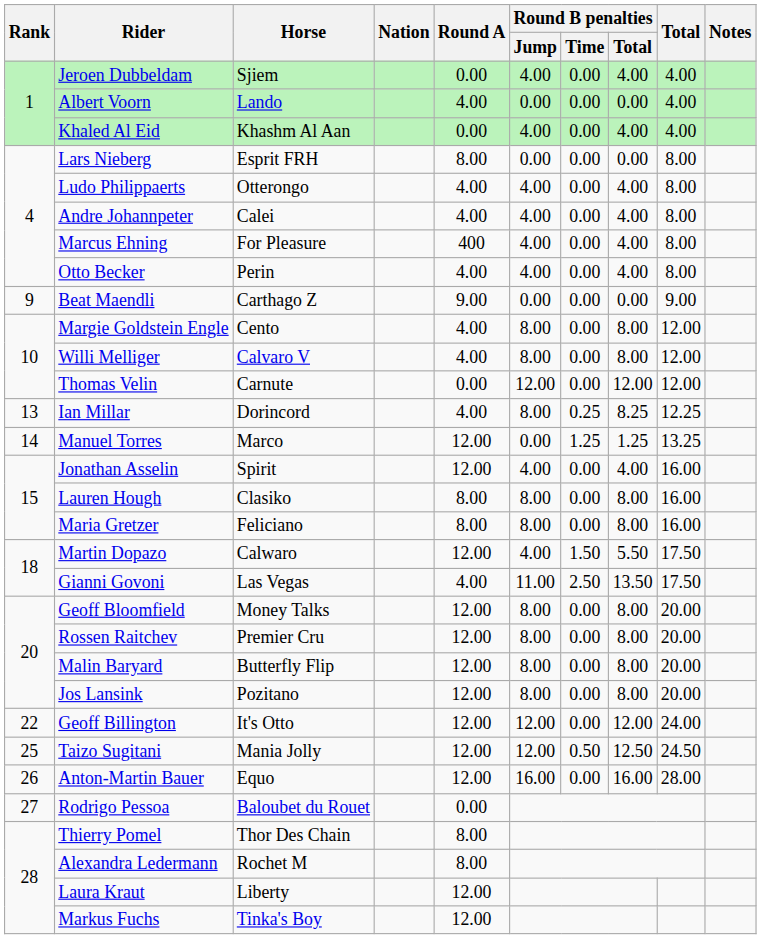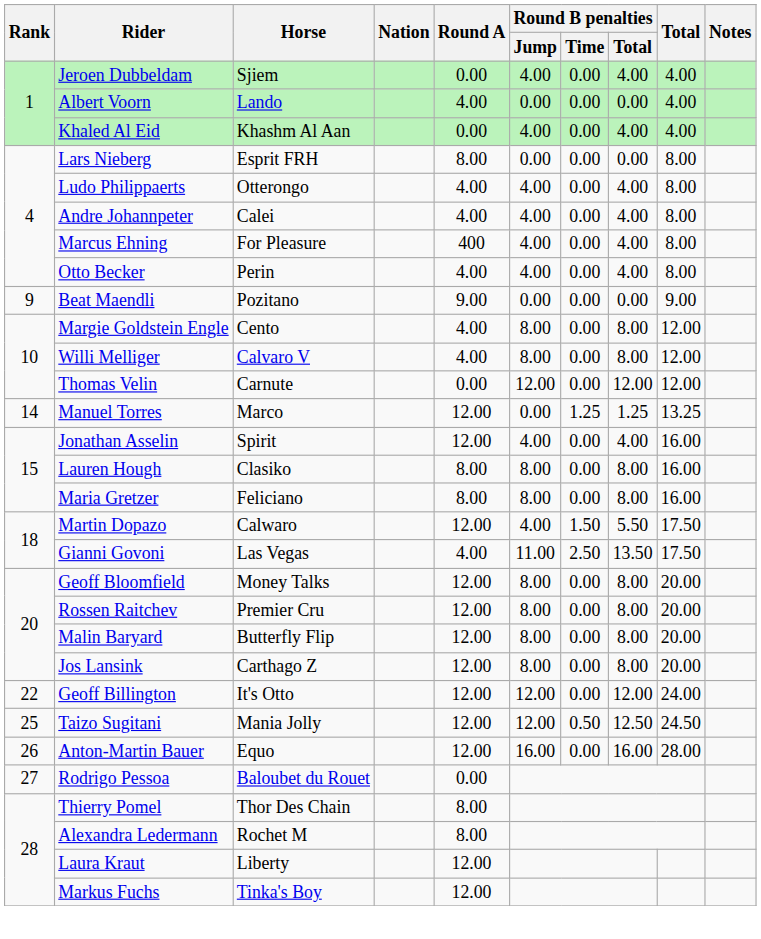(277, 300) Carthago Z -> (268, 300) Pozitano
- row: (94, 412)
(268, 694) Pozitano -> (277, 666) Carthago Z
